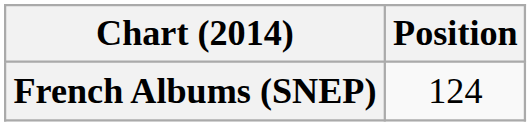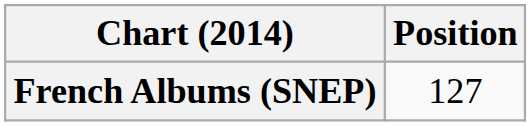(455, 90) 124 -> (455, 90) 127
